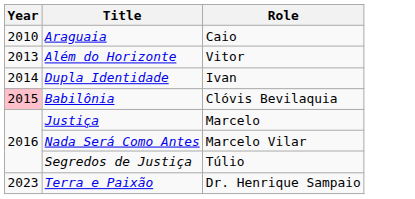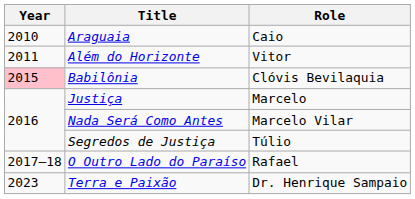(23, 57) 2013 -> (23, 57) 2011
- row: (107, 78)
+ row: (157, 162)
